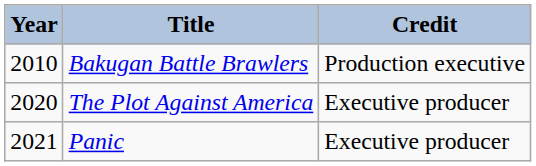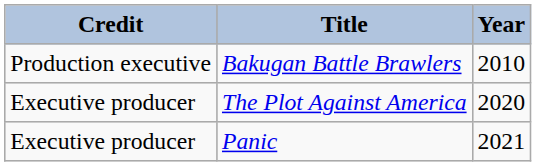columns swapped: (34, 24) <-> (425, 24)
